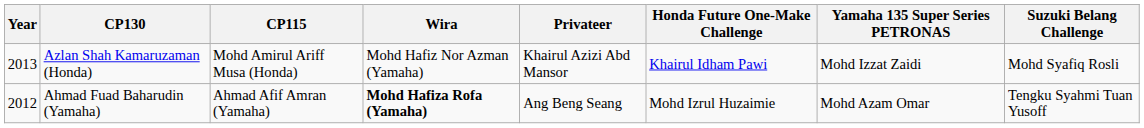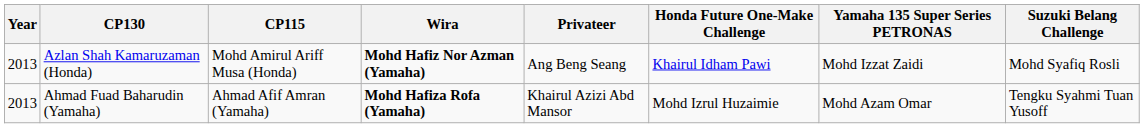(437, 63) normal -> (439, 63) bold
(577, 63) Khairul Azizi Abd Mansor -> (577, 63) Ang Beng Seang
(22, 103) 2012 -> (22, 103) 2013
(573, 103) Ang Beng Seang -> (581, 103) Khairul Azizi Abd Mansor
